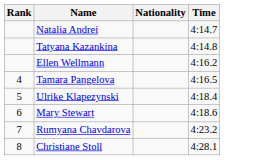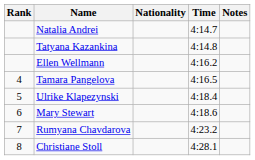+ column: (235, 12)
